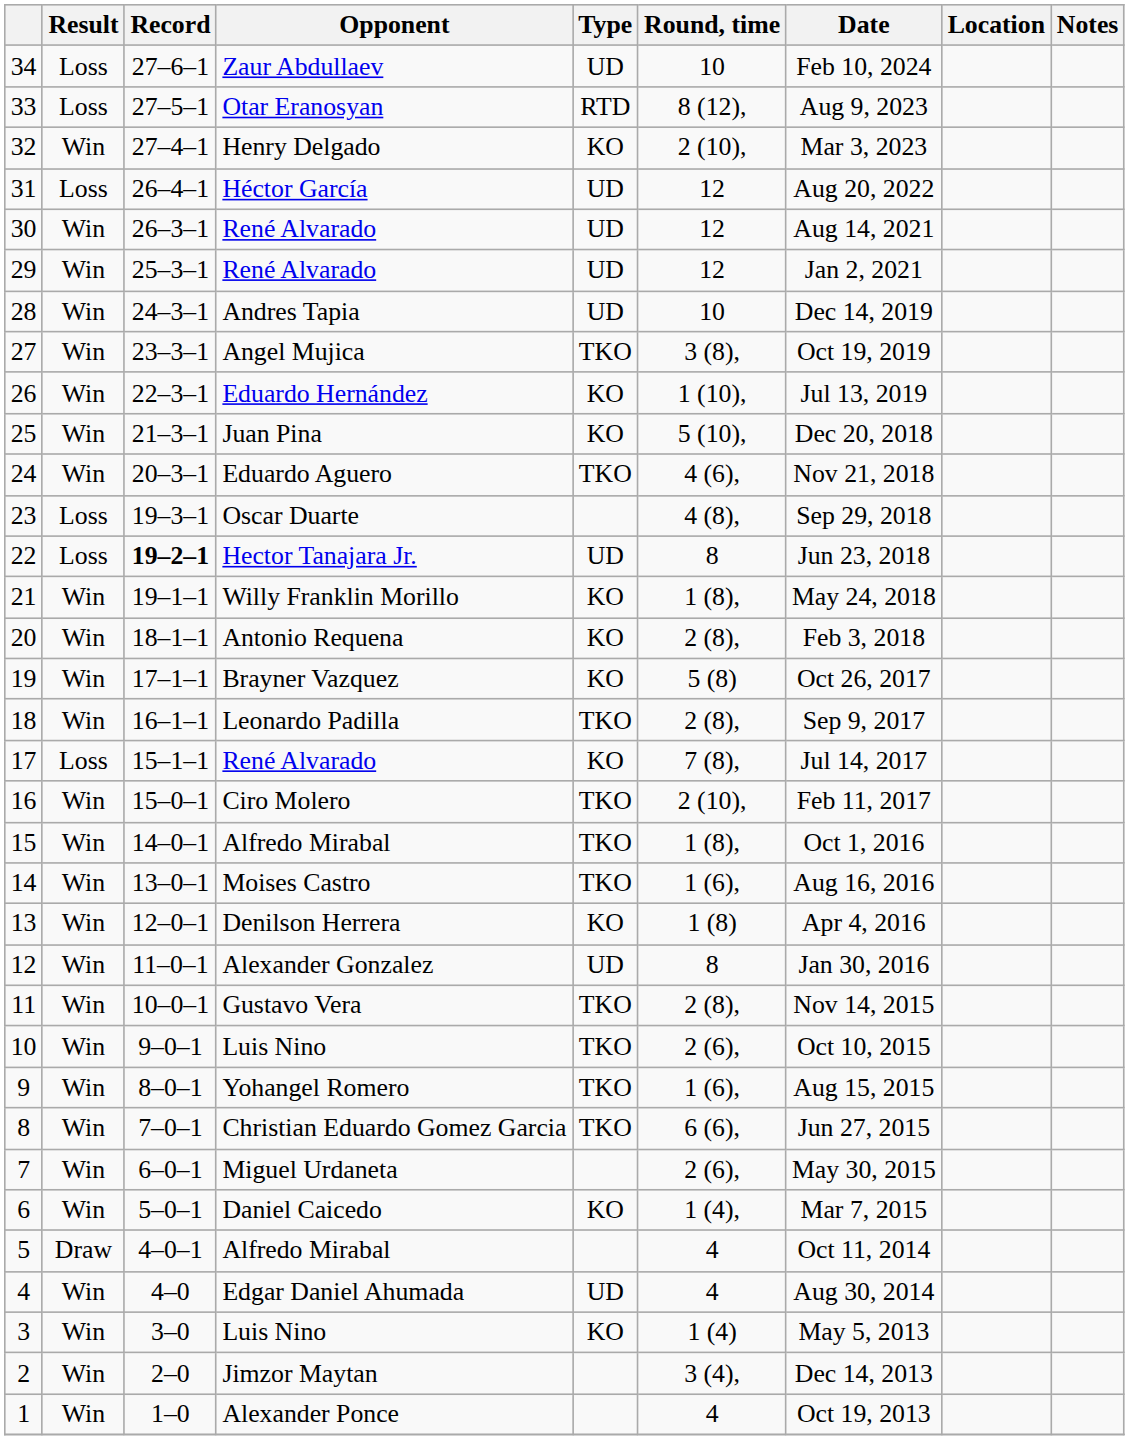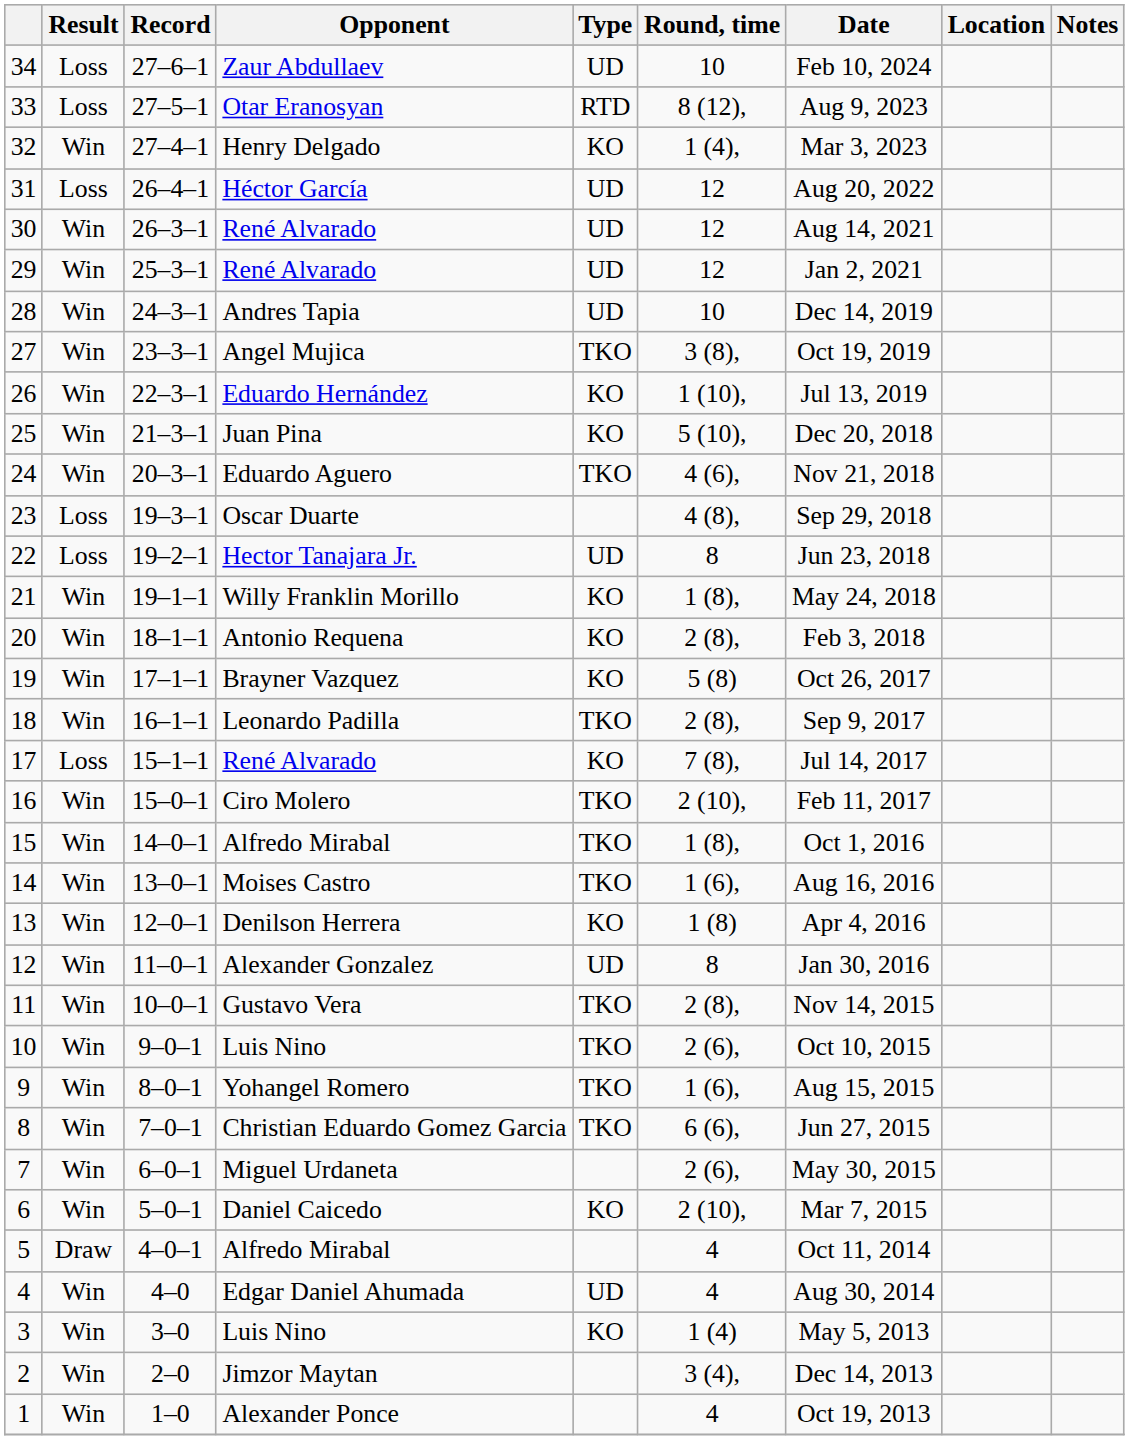(712, 147) 2 (10), -> (712, 147) 1 (4),
(170, 556) bold -> (170, 556) normal
(712, 1209) 1 (4), -> (712, 1209) 2 (10),
